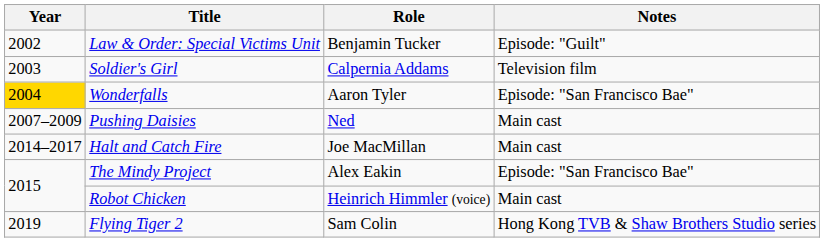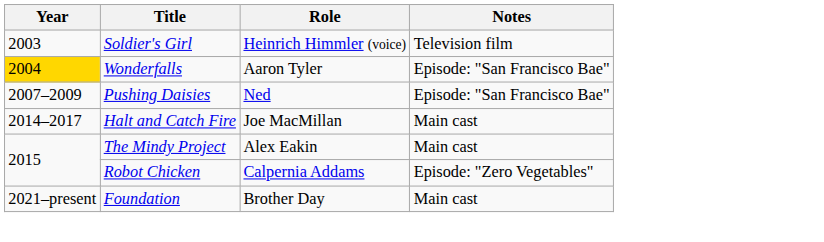- row: (205, 43)
(388, 69) Calpernia Addams -> (325, 43) Heinrich Himmler (voice)
(530, 120) Main cast -> (512, 95) Episode: "San Francisco Bae"
(596, 172) Episode: "San Francisco Bae" -> (446, 146) Main cast
(409, 198) Heinrich Himmler (voice) -> (304, 172) Calpernia Addams
(530, 198) Main cast -> (504, 172) Episode: "Zero Vegetables"
- row: (136, 224)
+ row: (142, 198)
